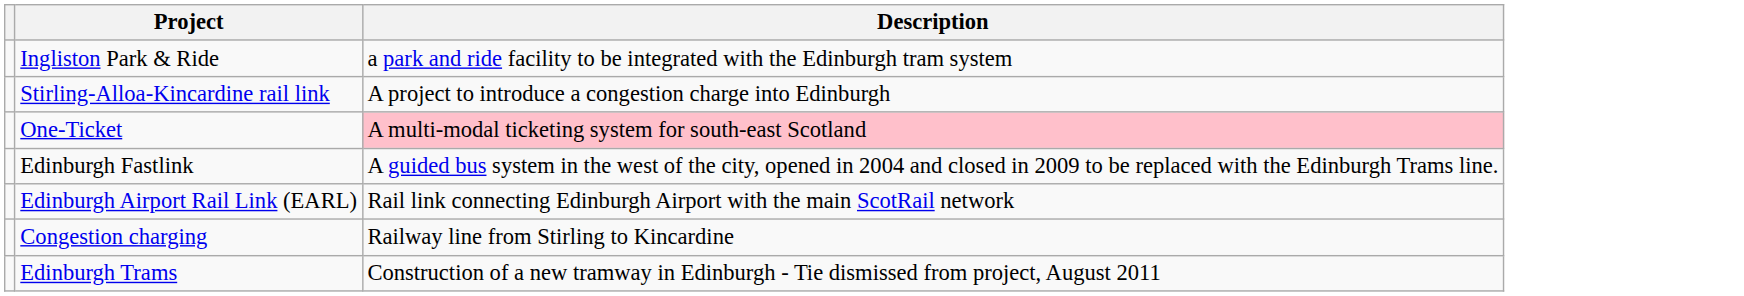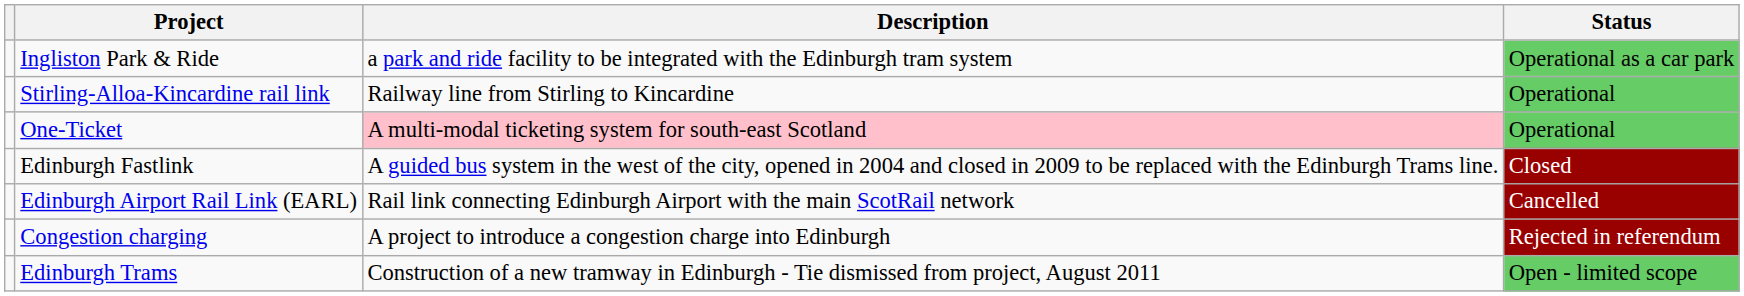+ column: (1622, 22)
(629, 93) A project to introduce a congestion charge into Edinburgh -> (551, 93) Railway line from Stirling to Kincardine
(551, 237) Railway line from Stirling to Kincardine -> (629, 237) A project to introduce a congestion charge into Edinburgh
